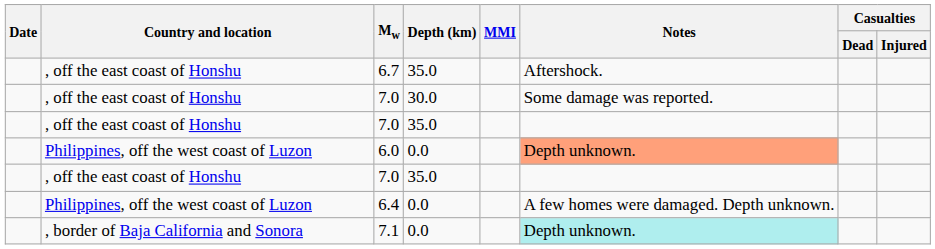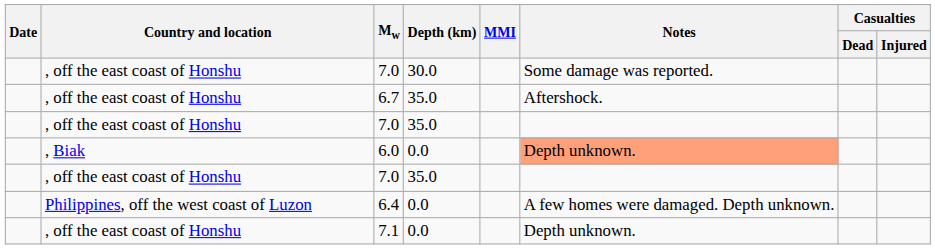rows swapped: (389, 97) <-> (389, 71)
(178, 151) Philippines, off the west coast of Luzon -> (65, 151) , Biak
(174, 230) , border of Baja California and Sonora -> (143, 230) , off the east coast of Honshu
(580, 230) paleturquoise background -> (580, 230) no background
